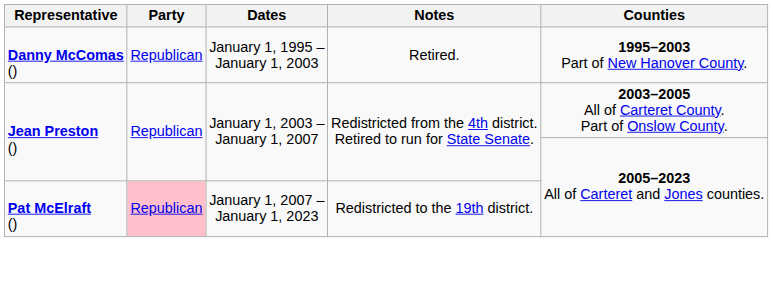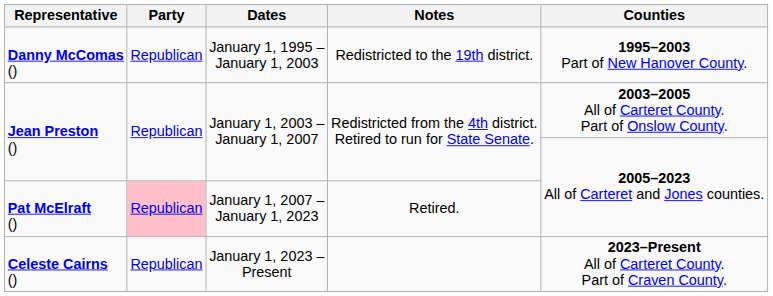(434, 54) Retired. -> (434, 54) Redistricted to the 19th district.
(434, 208) Redistricted to the 19th district. -> (434, 208) Retired.
+ row: (58, 271)
